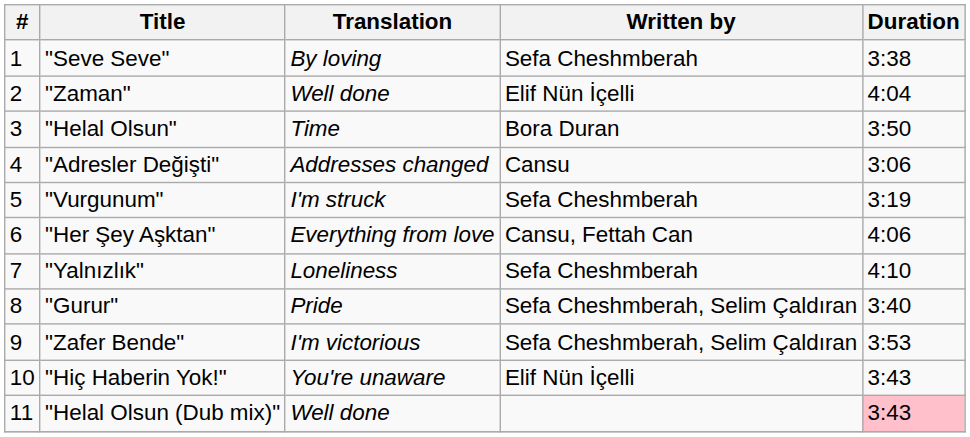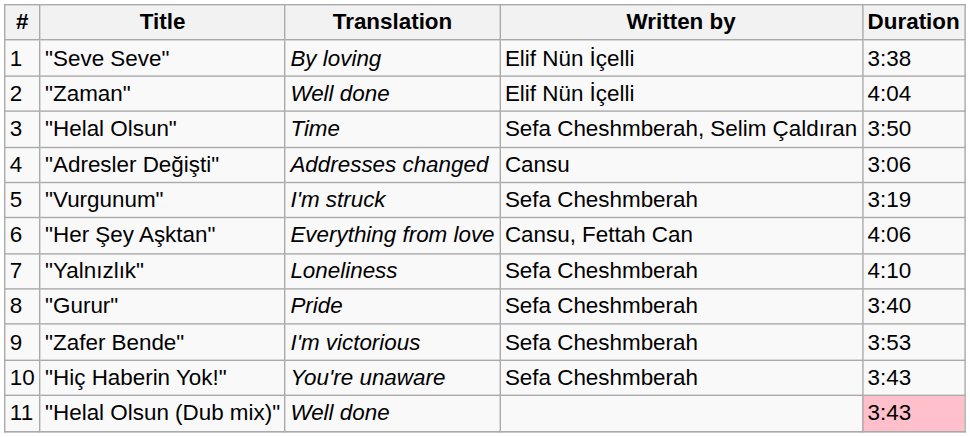(601, 57) Sefa Cheshmberah -> (570, 57) Elif Nün İçelli
(562, 128) Bora Duran -> (681, 128) Sefa Cheshmberah, Selim Çaldıran
(681, 306) Sefa Cheshmberah, Selim Çaldıran -> (601, 306) Sefa Cheshmberah
(681, 341) Sefa Cheshmberah, Selim Çaldıran -> (601, 341) Sefa Cheshmberah
(570, 377) Elif Nün İçelli -> (601, 377) Sefa Cheshmberah
